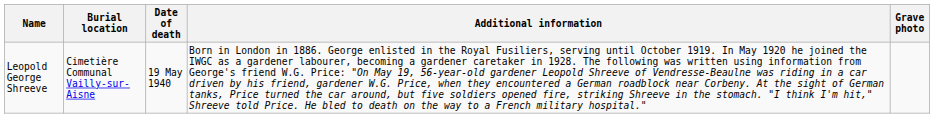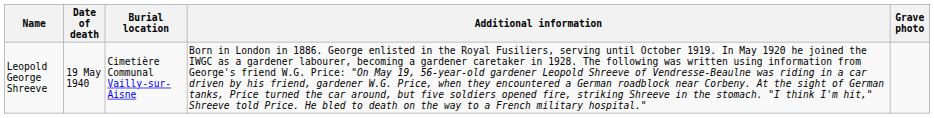columns swapped: (166, 23) <-> (105, 23)
